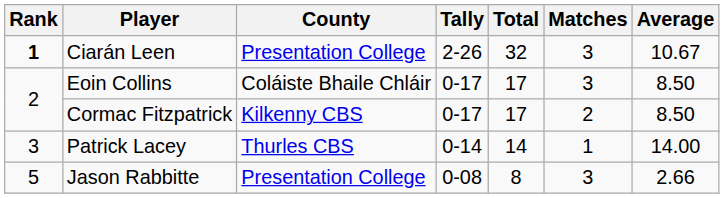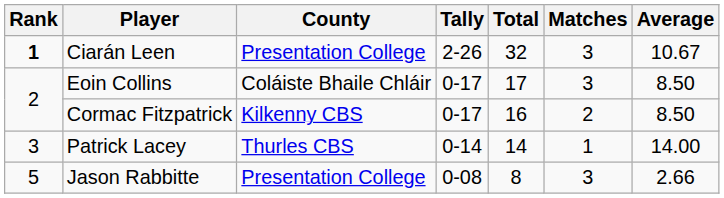(516, 114) 17 -> (516, 114) 16
